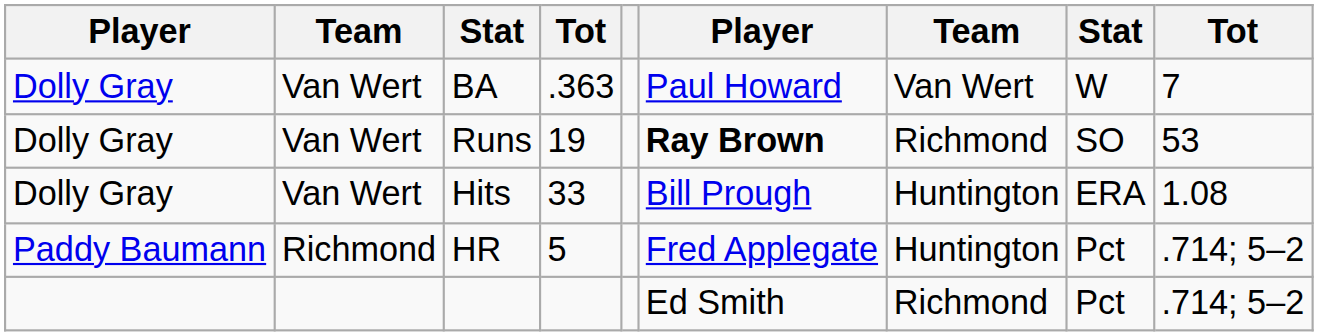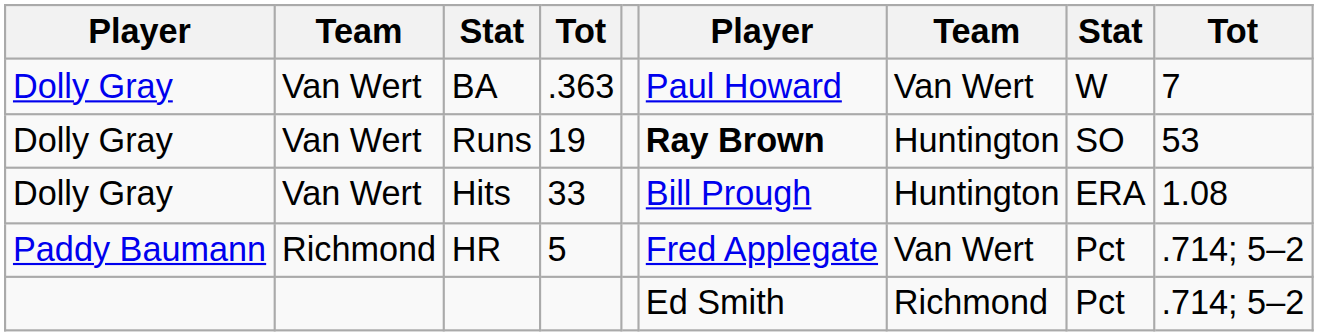(971, 140) Richmond -> (977, 140) Huntington
(977, 248) Huntington -> (964, 248) Van Wert
